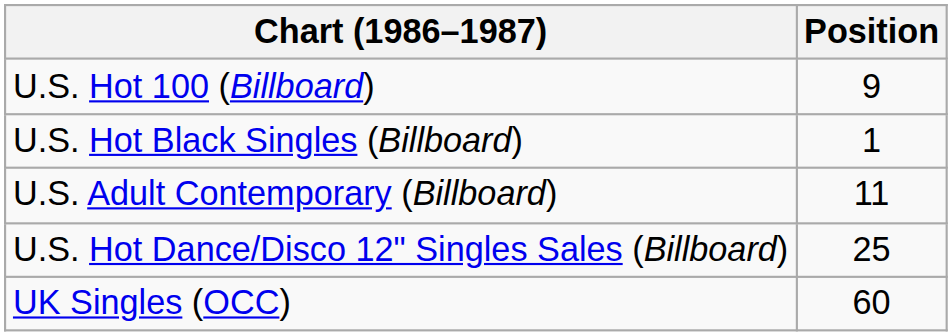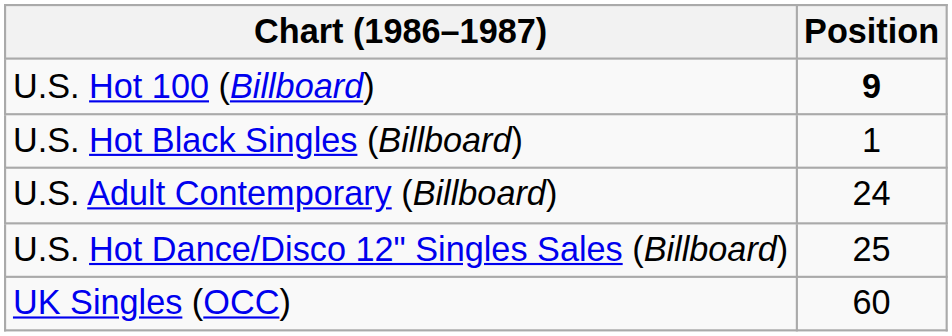(872, 85) normal -> (872, 85) bold
(872, 194) 11 -> (872, 194) 24
